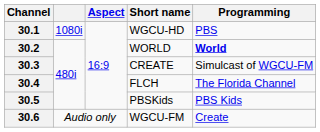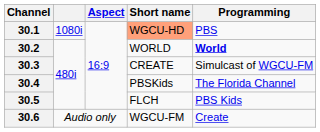(157, 30) no background -> (157, 30) lightsalmon background
(144, 83) FLCH -> (151, 83) PBSKids
(151, 100) PBSKids -> (144, 100) FLCH
